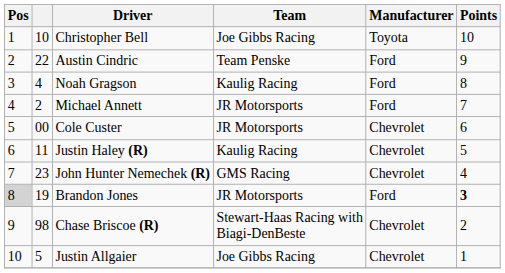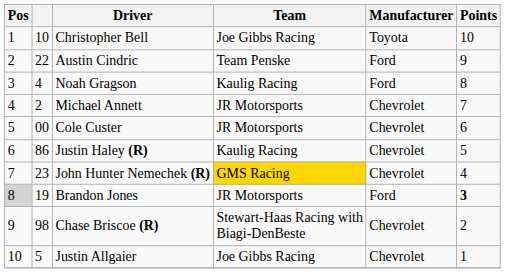(383, 105) Ford -> (397, 105) Chevrolet
(42, 150) 11 -> (42, 150) 86
(253, 172) no background -> (253, 172) gold background
